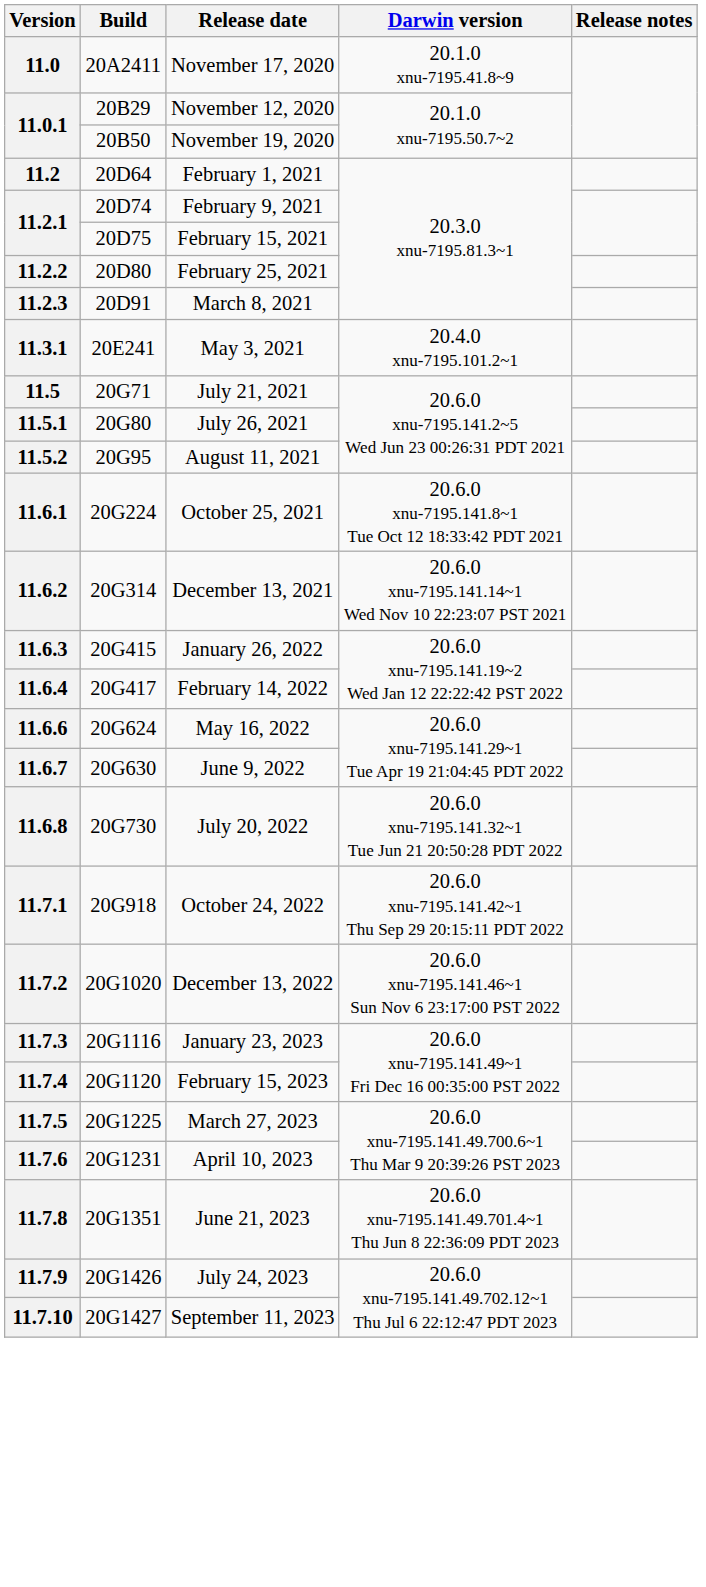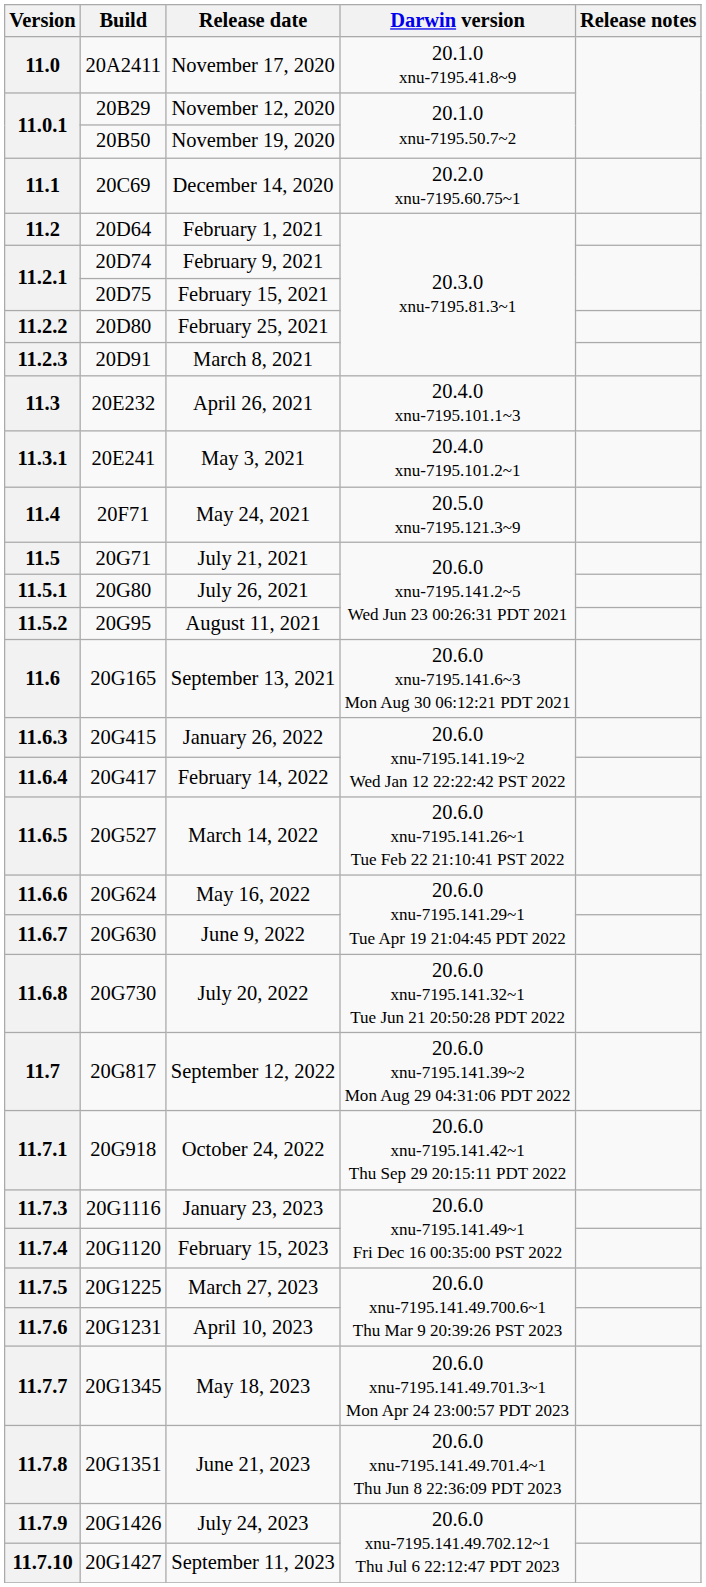+ row: (43, 185)
+ row: (43, 403)
+ row: (43, 514)
+ row: (43, 678)
- row: (43, 512)
- row: (43, 590)
+ row: (43, 835)
+ row: (43, 1071)
- row: (43, 983)
+ row: (43, 1385)
